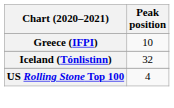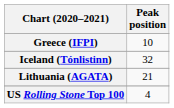+ row: (65, 77)
